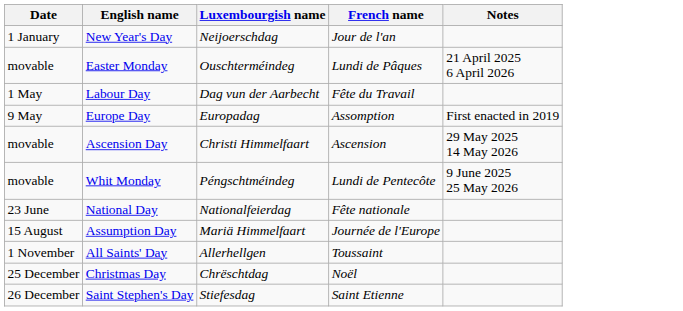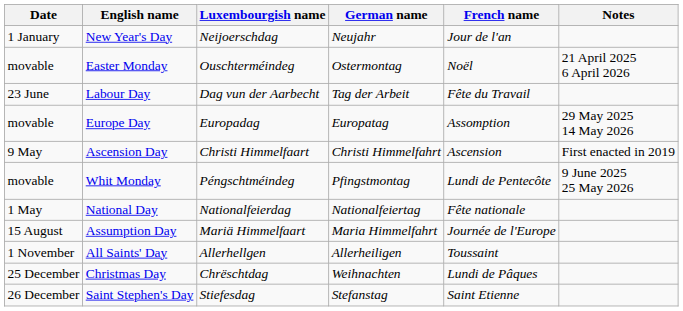+ column: (386, 15)
(377, 65) Lundi de Pâques -> (460, 65) Noël
(25, 94) 1 May -> (28, 94) 23 June
(25, 115) 9 May -> (31, 123) movable
(503, 115) First enacted in 2019 -> (598, 123) 29 May 2025 14 May 2026
(31, 144) movable -> (25, 151) 9 May
(482, 144) 29 May 2025 14 May 2026 -> (618, 151) First enacted in 2019
(28, 209) 23 June -> (25, 209) 1 May
(344, 273) Noël -> (492, 273) Lundi de Pâques
